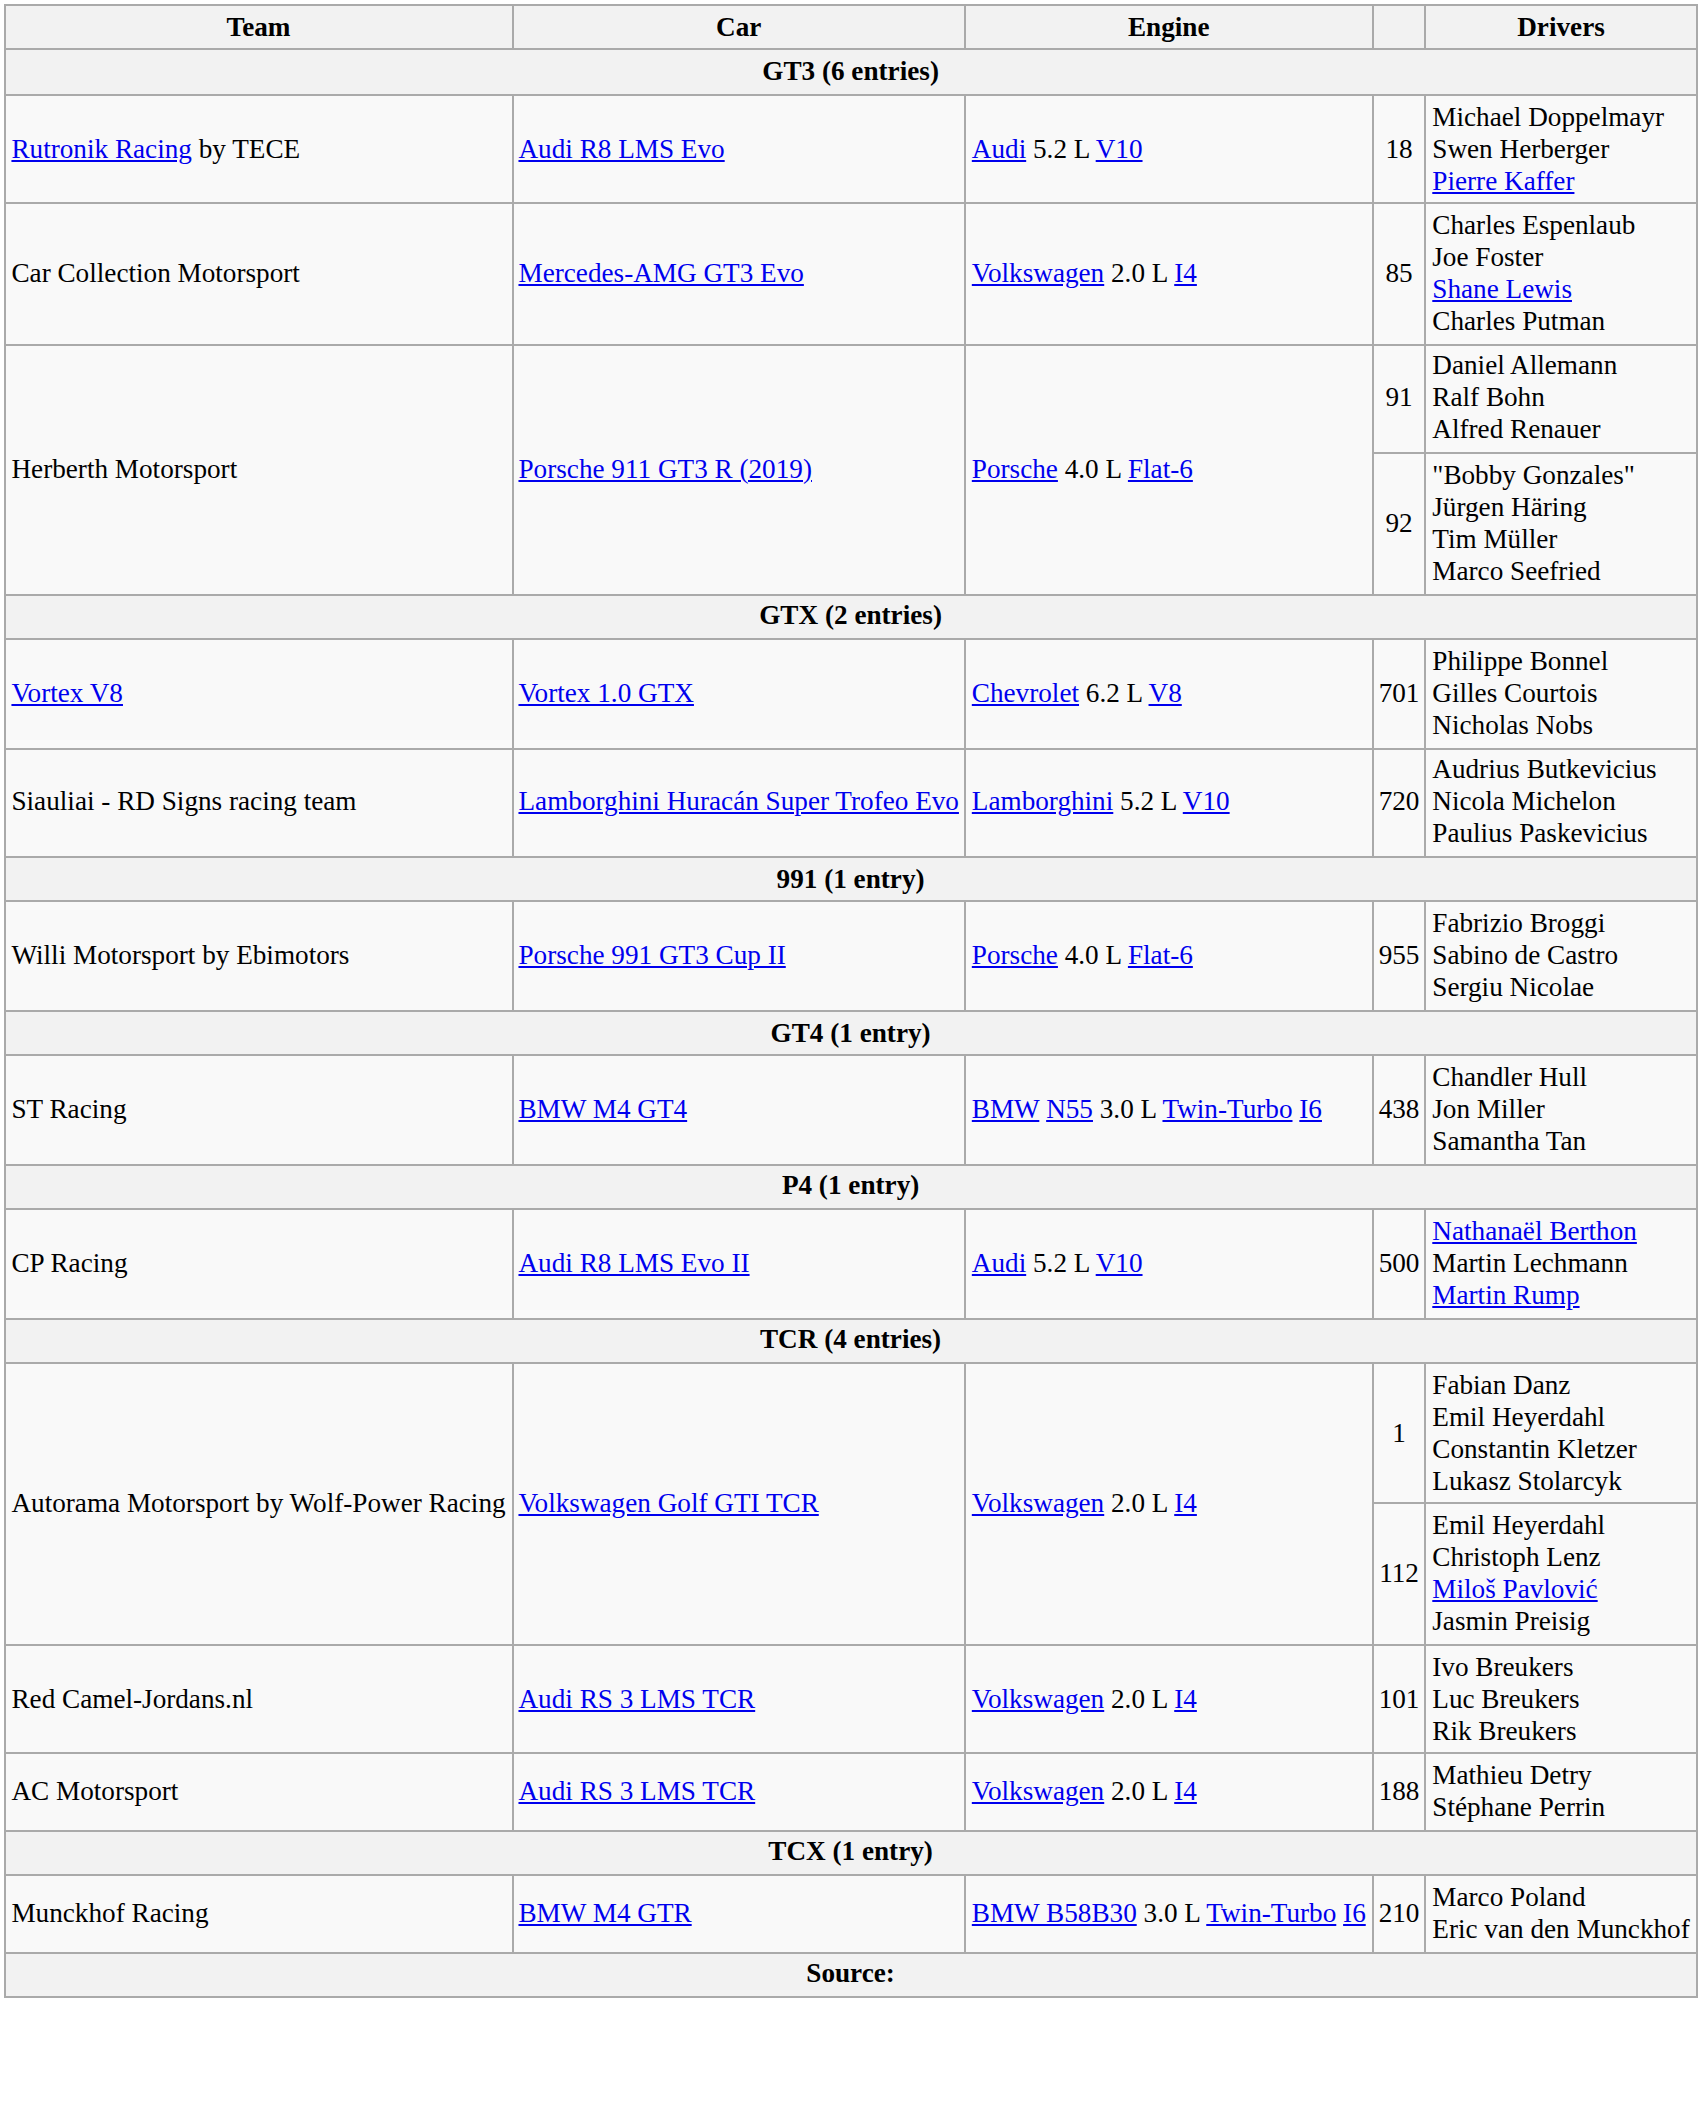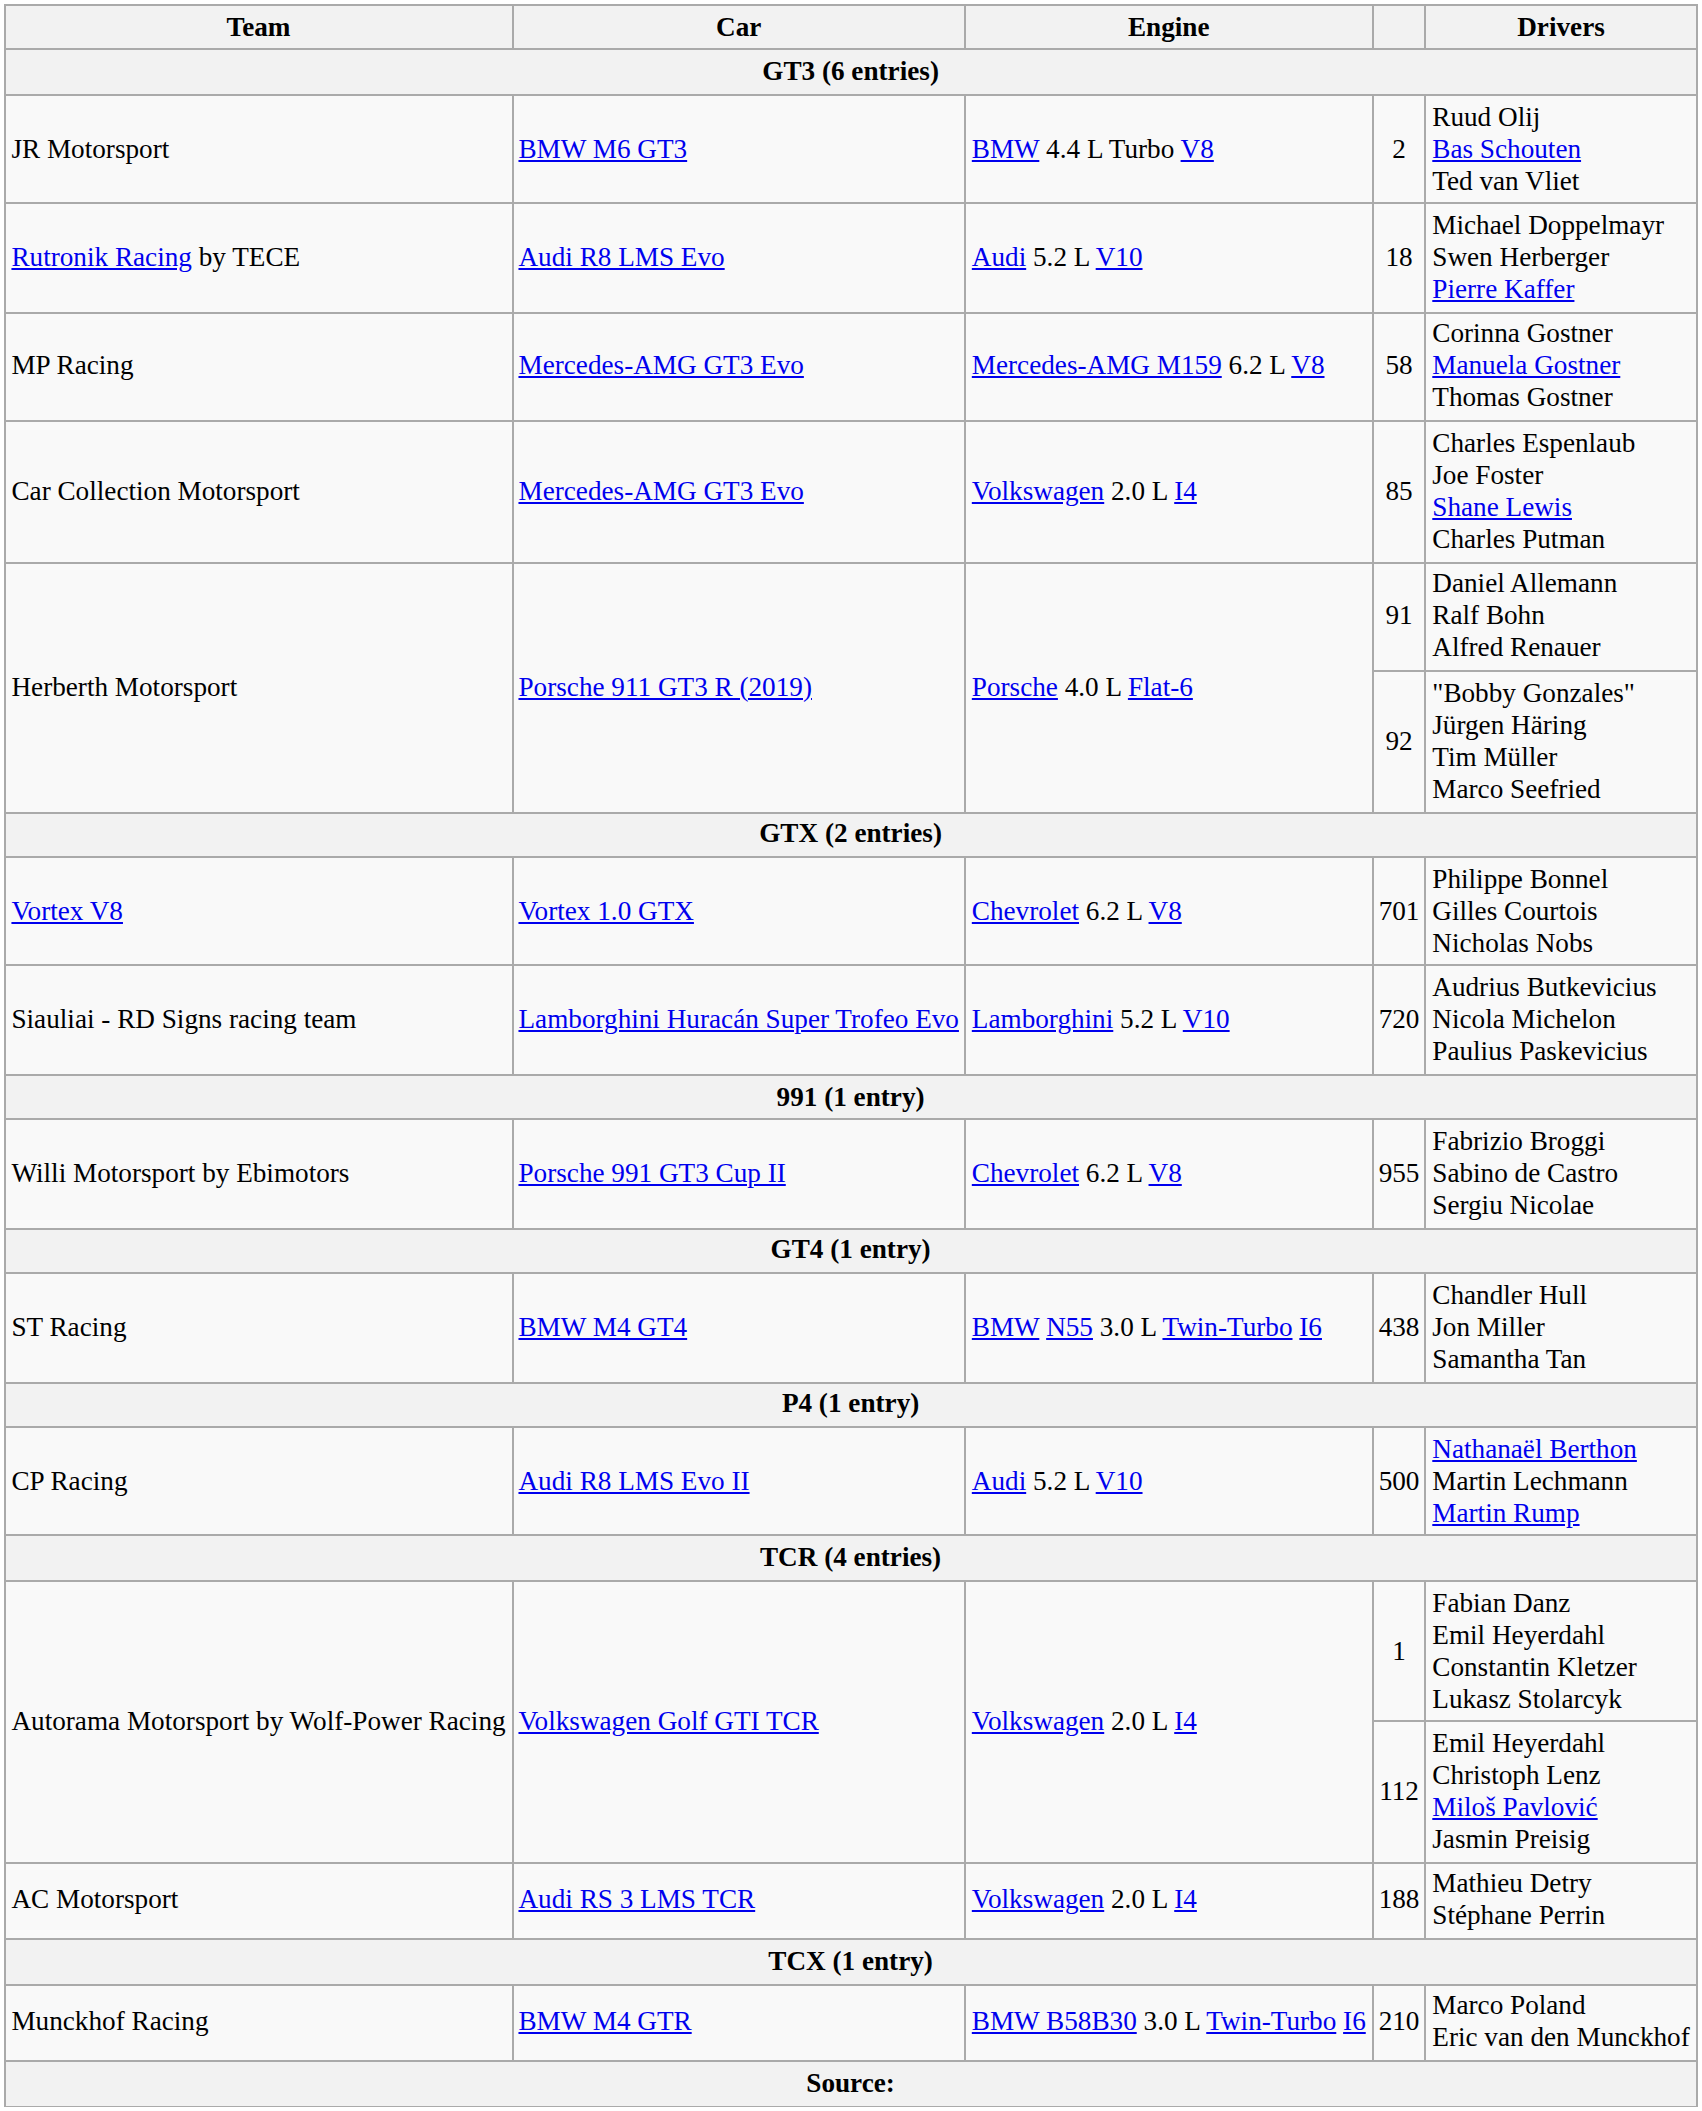+ row: (1399, 148)
+ row: (1399, 366)
(1082, 955) Porsche 4.0 L Flat-6 -> (1077, 1173) Chevrolet 6.2 L V8
- row: (1399, 1698)
